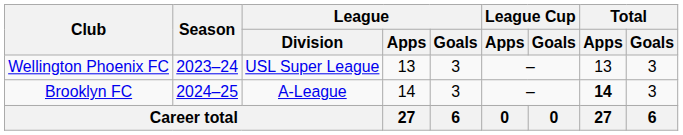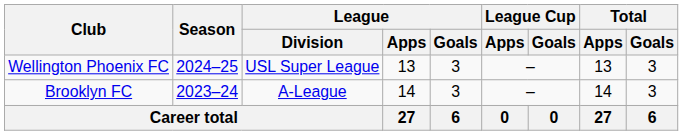(207, 67) 2023–24 -> (207, 67) 2024–25
(207, 92) 2024–25 -> (207, 92) 2023–24
(603, 92) bold -> (603, 92) normal
